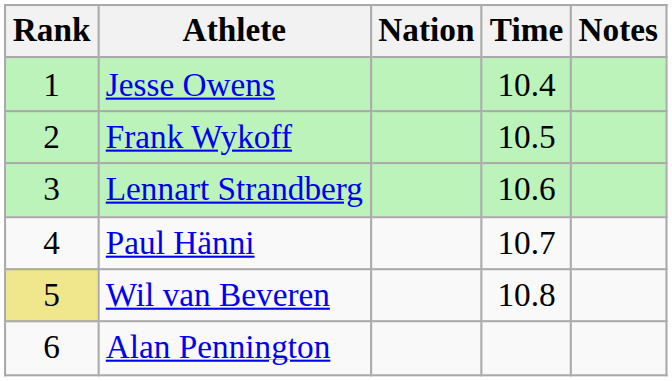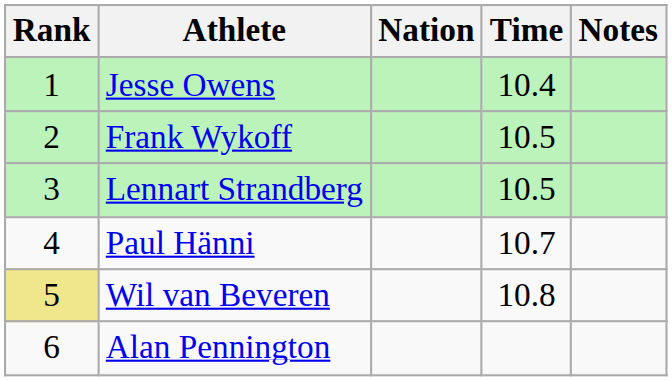(527, 189) 10.6 -> (527, 189) 10.5
